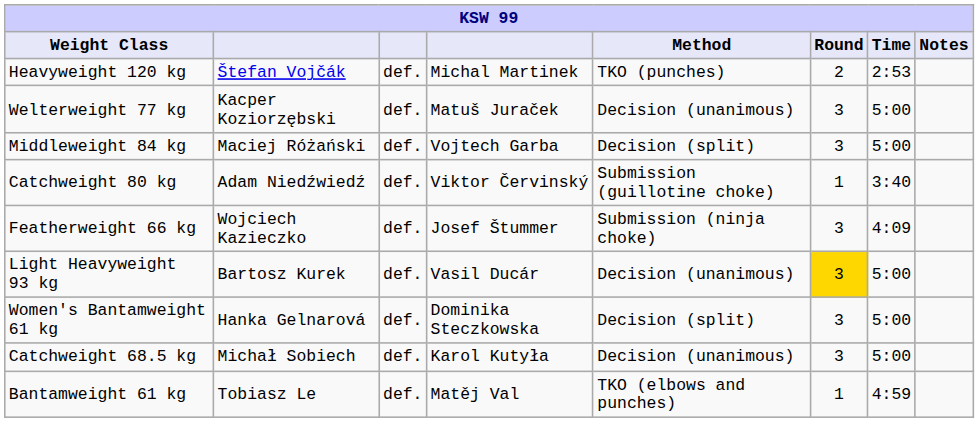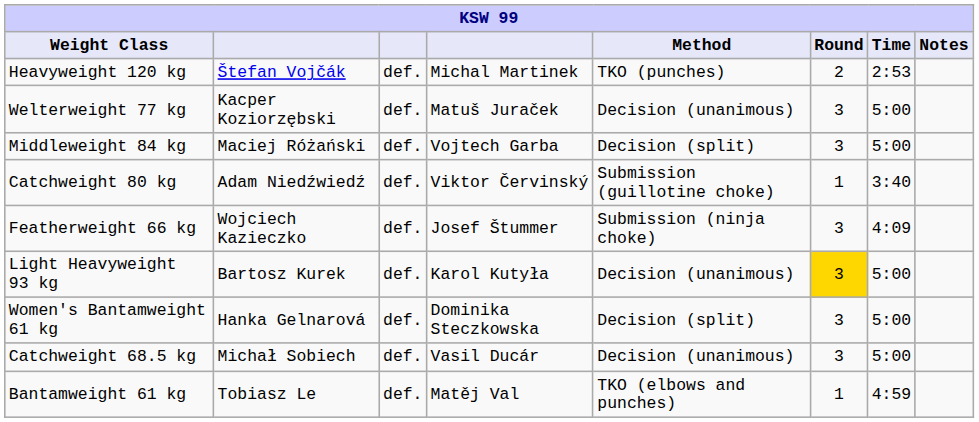(485, 275) Vasil Ducár -> (490, 275) Karol Kutyła
(490, 357) Karol Kutyła -> (485, 357) Vasil Ducár
